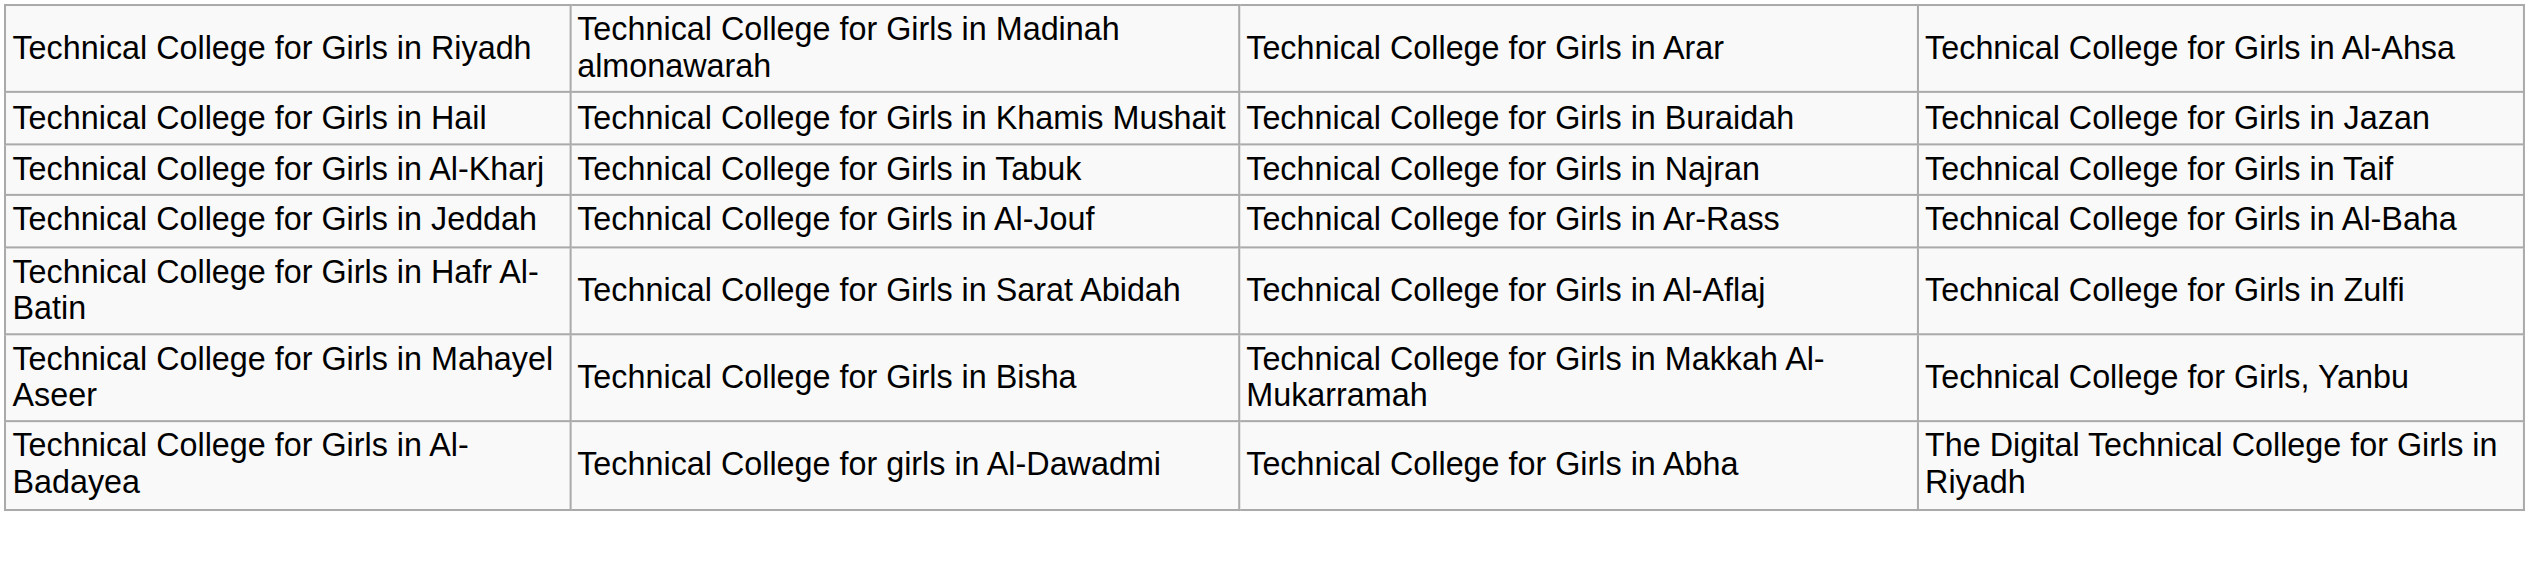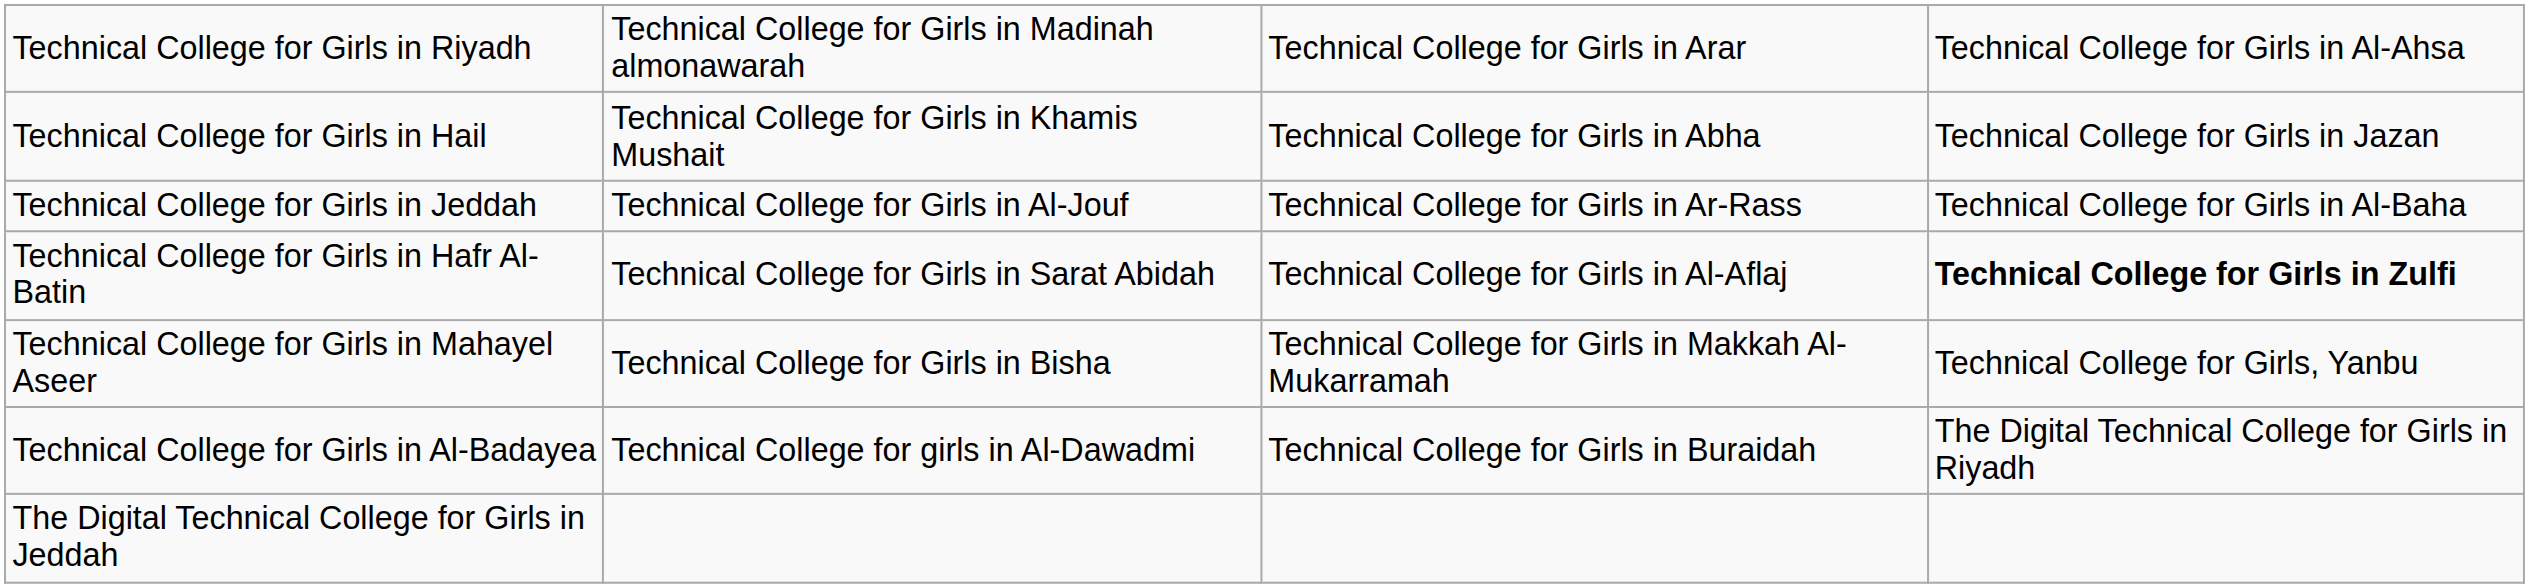(1520, 117) Technical College for Girls in Buraidah -> (1514, 135) Technical College for Girls in Abha
- row: (278, 169)
(2165, 289) normal -> (2196, 274) bold
(1492, 464) Technical College for Girls in Abha -> (1542, 450) Technical College for Girls in Buraidah
+ row: (299, 537)
